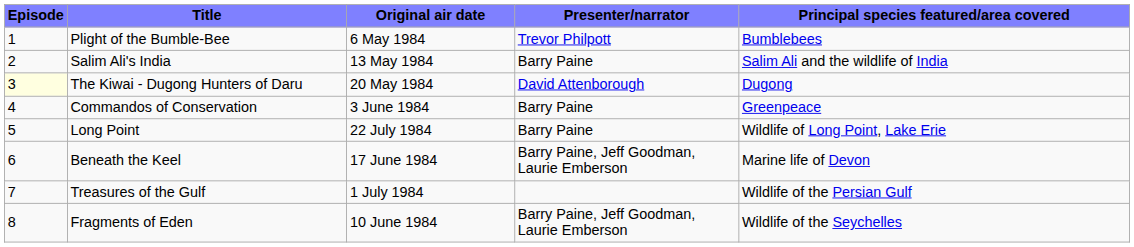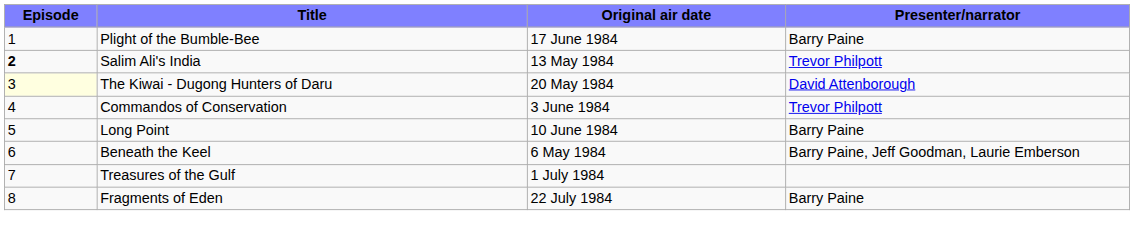- column: (934, 15)
(388, 38) 6 May 1984 -> (574, 38) 17 June 1984
(564, 38) Trevor Philpott -> (826, 38) Barry Paine
(12, 61) normal -> (12, 61) bold
(555, 61) Barry Paine -> (835, 61) Trevor Philpott
(555, 107) Barry Paine -> (835, 107) Trevor Philpott
(391, 130) 22 July 1984 -> (574, 130) 10 June 1984
(394, 161) 17 June 1984 -> (568, 152) 6 May 1984
(394, 222) 10 June 1984 -> (571, 198) 22 July 1984
(606, 222) Barry Paine, Jeff Goodman, Laurie Emberson -> (826, 198) Barry Paine
